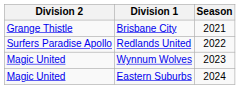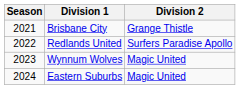columns swapped: (215, 12) <-> (59, 12)
